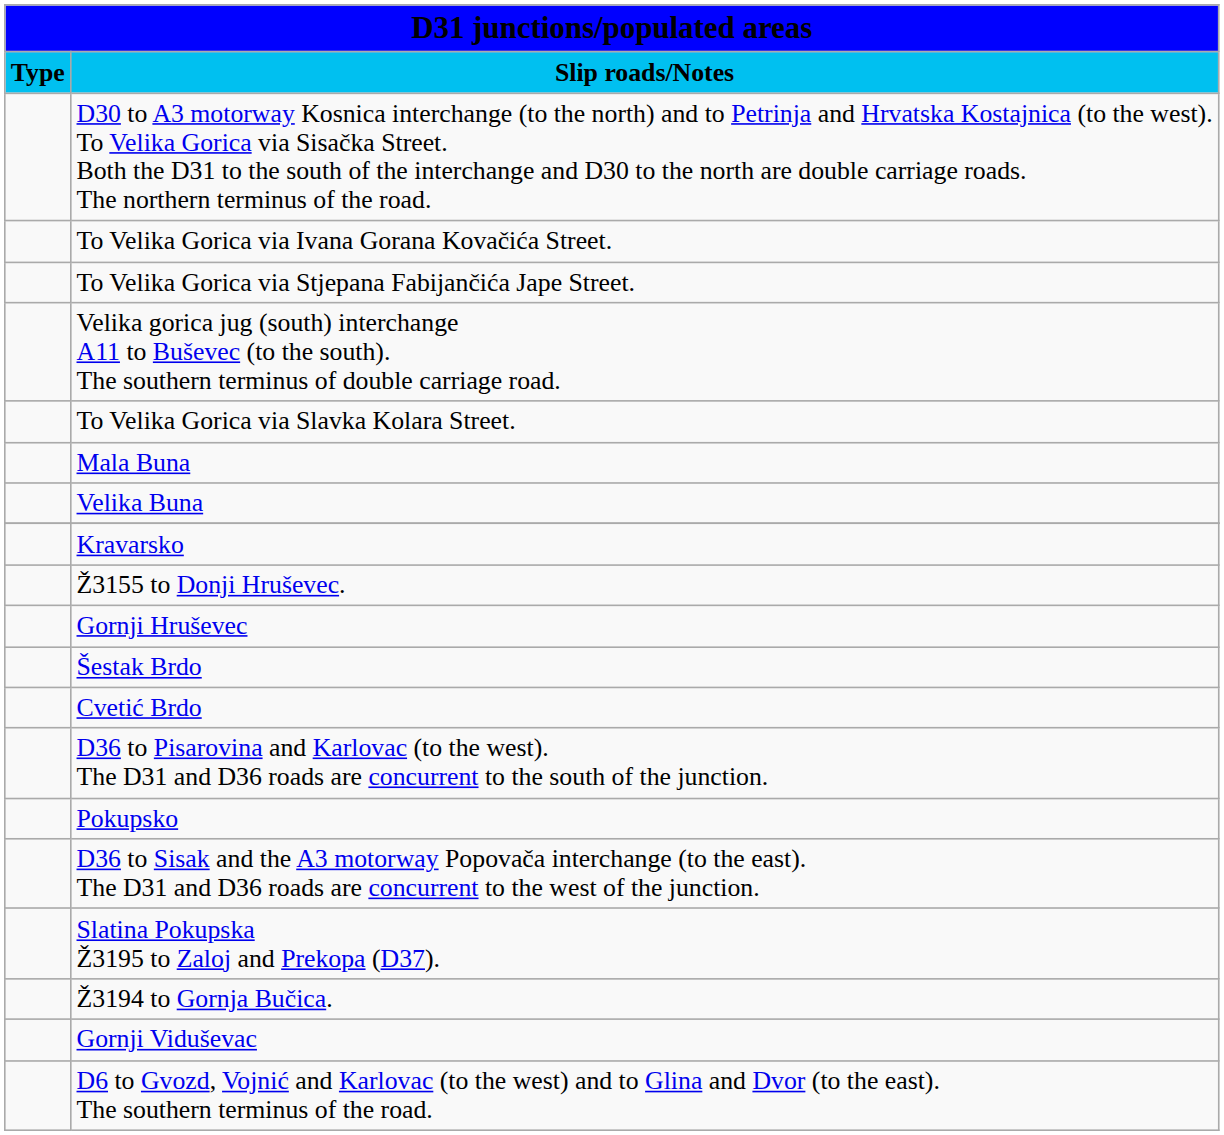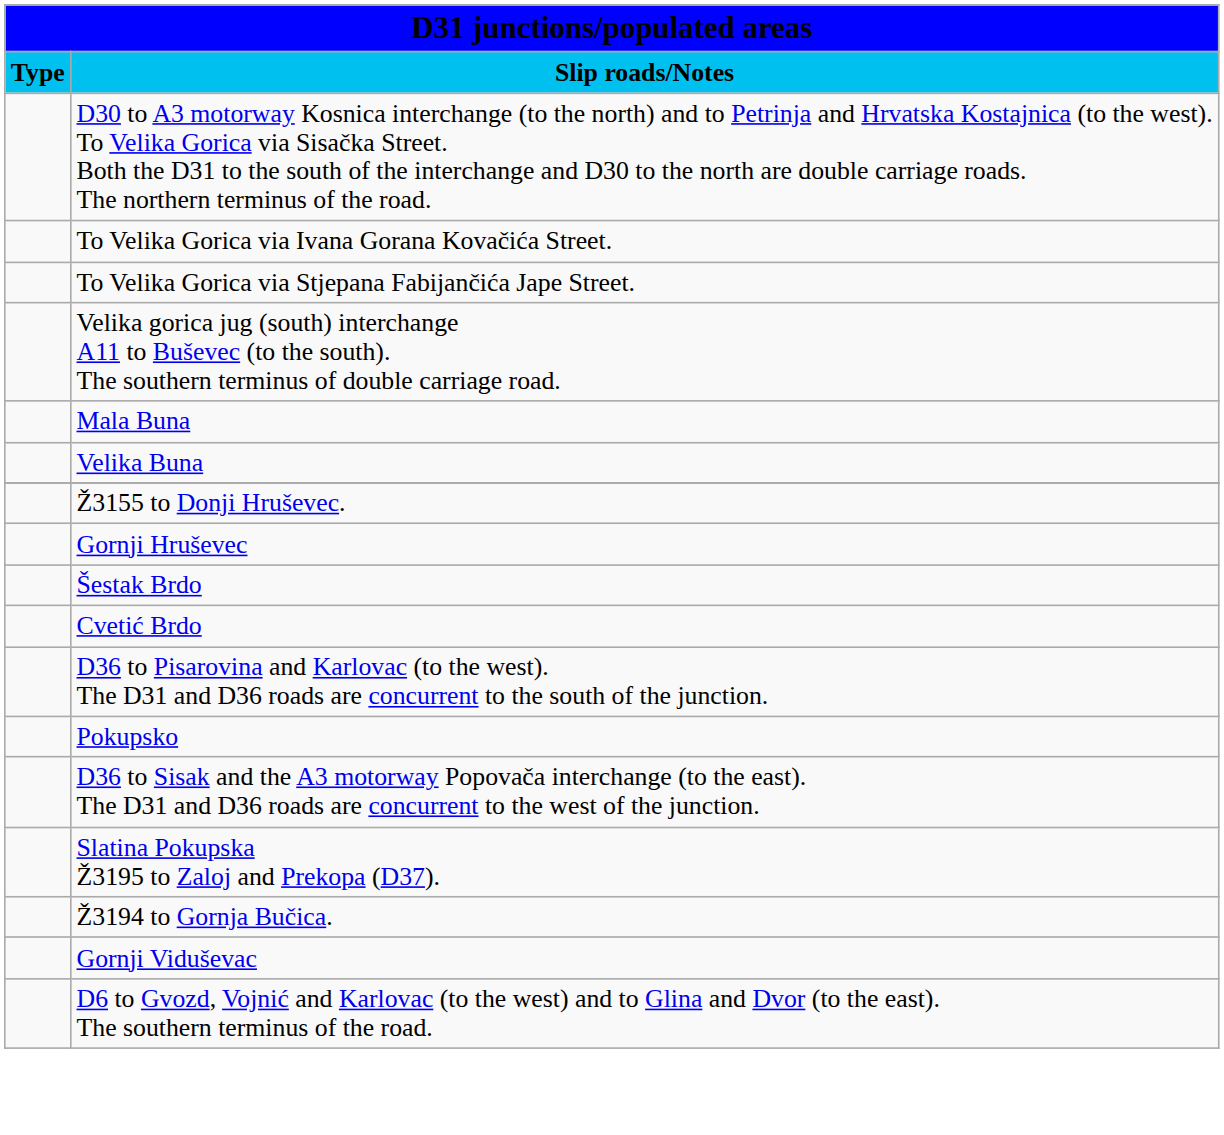- row: (296, 421)
- row: (130, 543)
